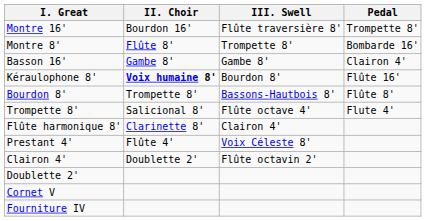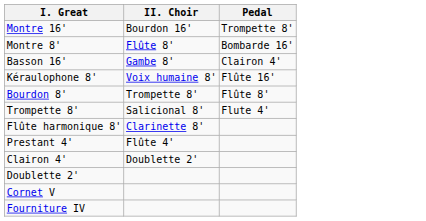- column: (281, 13)
(171, 78) bold -> (171, 78) normal
